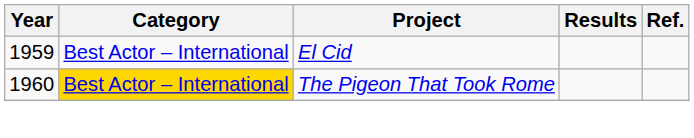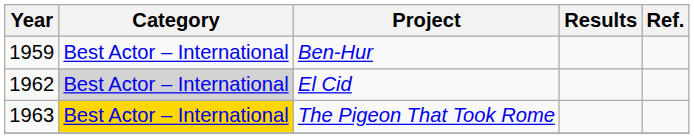+ row: (336, 52)
(32, 52) 1959 -> (32, 84) 1962
(176, 52) no background -> (176, 84) lightgrey background
(32, 84) 1960 -> (32, 116) 1963
